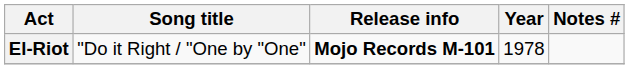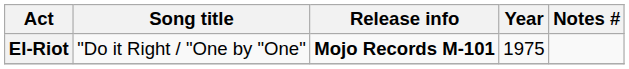(524, 48) 1978 -> (524, 48) 1975
